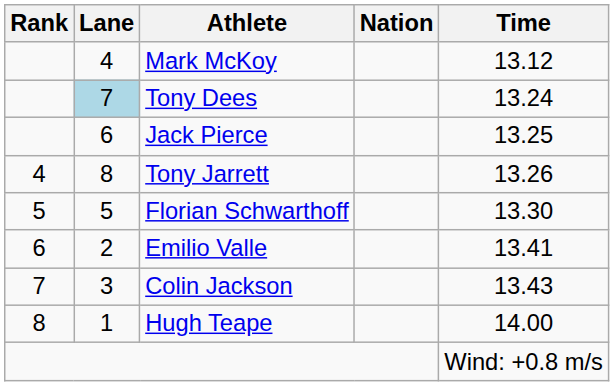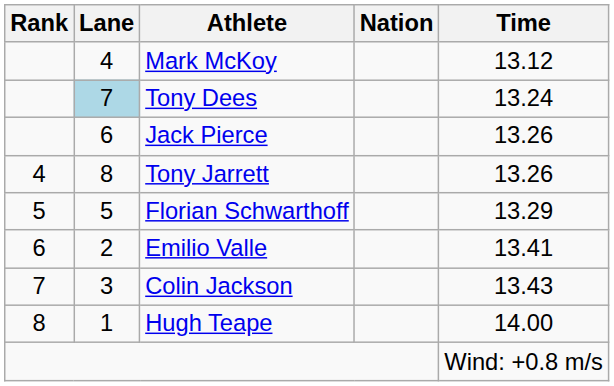(524, 135) 13.25 -> (524, 135) 13.26
(524, 211) 13.30 -> (524, 211) 13.29
